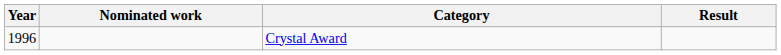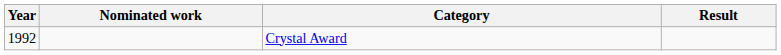(22, 38) 1996 -> (22, 38) 1992
